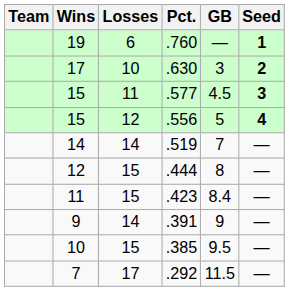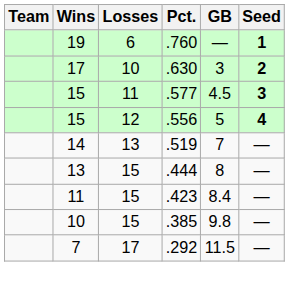(130, 145) 14 -> (130, 145) 13
(76, 171) 12 -> (76, 171) 13
- row: (181, 222)
(220, 247) 9.5 -> (220, 222) 9.8
